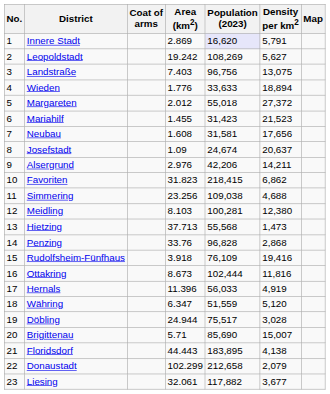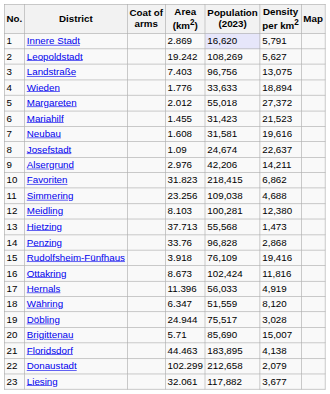(277, 134) 17,656 -> (277, 134) 19,616
(277, 149) 20,637 -> (277, 149) 22,637
(225, 273) 102,444 -> (225, 273) 102,424
(275, 304) 5,120 -> (275, 304) 8,120
(183, 350) 44.443 -> (183, 350) 44.463
